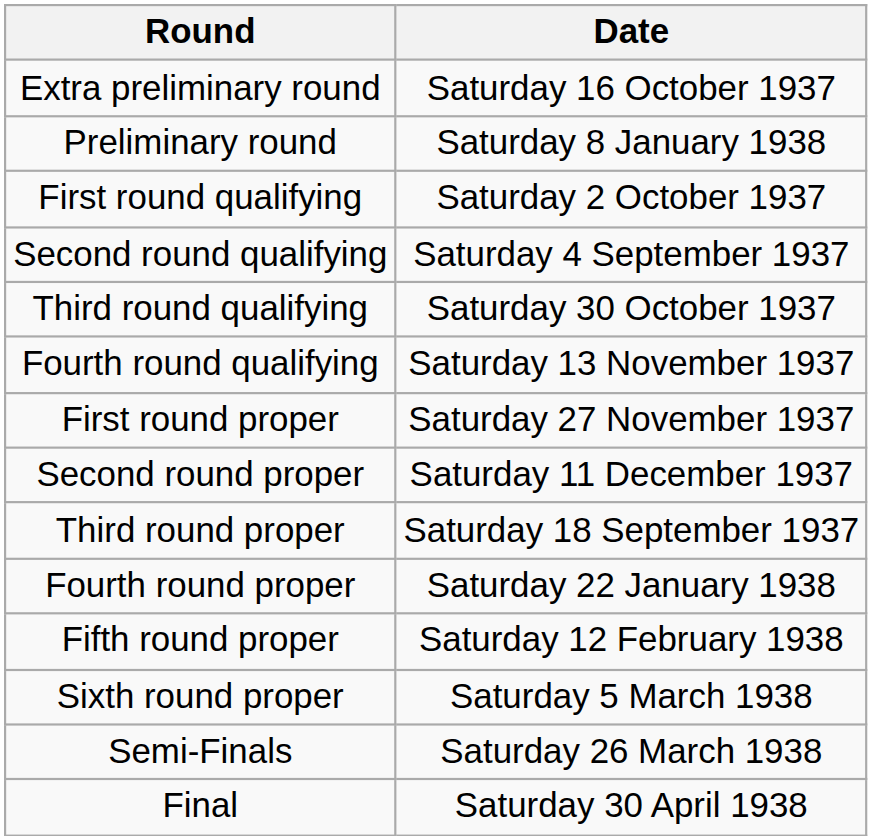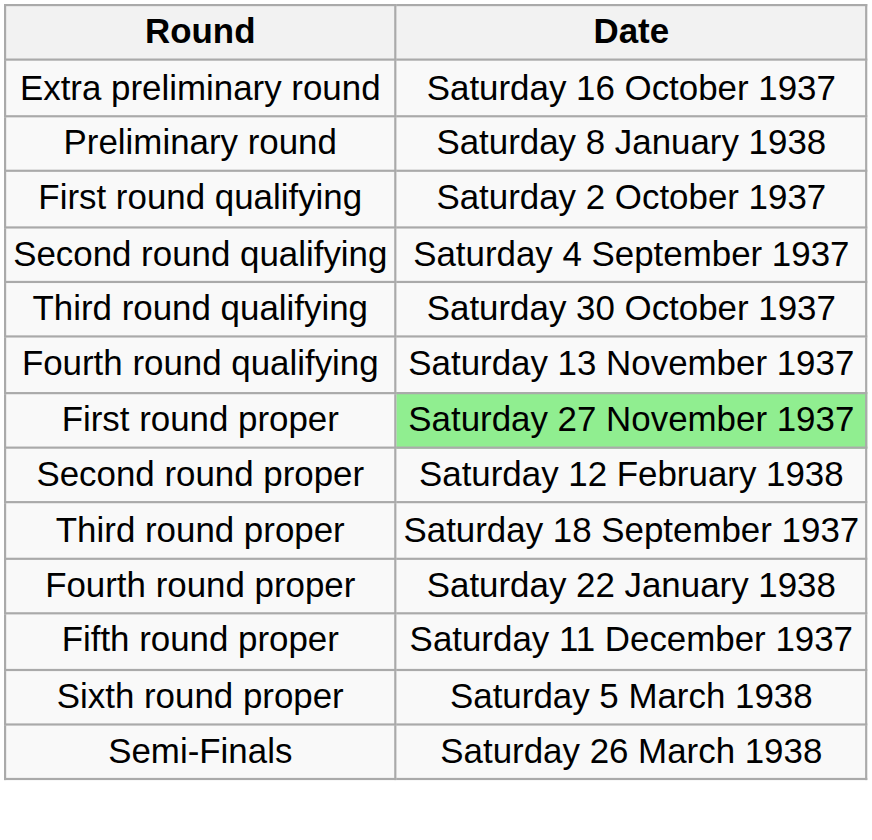(631, 419) no background -> (631, 419) lightgreen background
(631, 474) Saturday 11 December 1937 -> (631, 474) Saturday 12 February 1938
(631, 640) Saturday 12 February 1938 -> (631, 640) Saturday 11 December 1937
- row: (200, 806)
